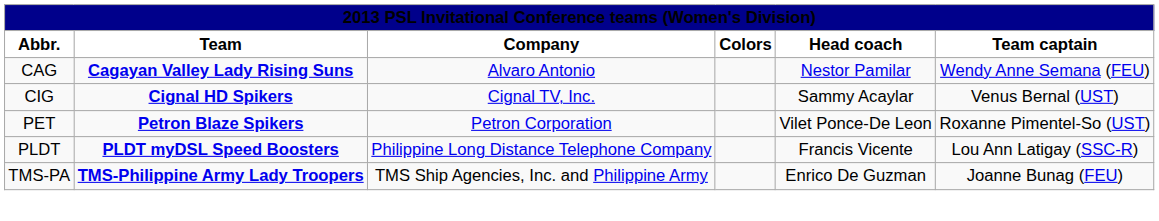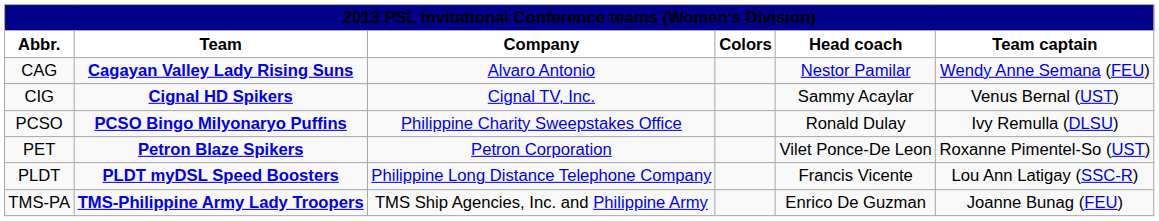+ row: (39, 123)
